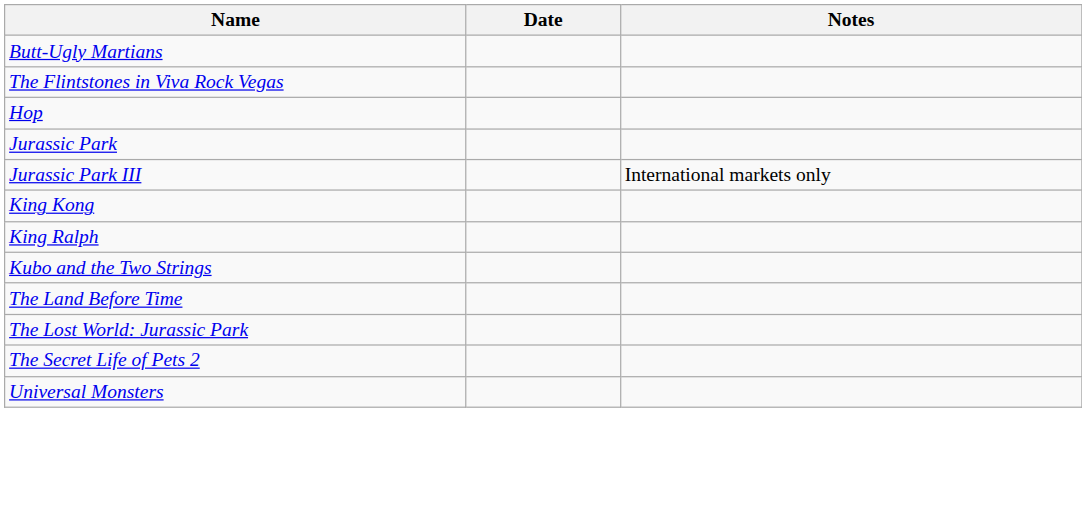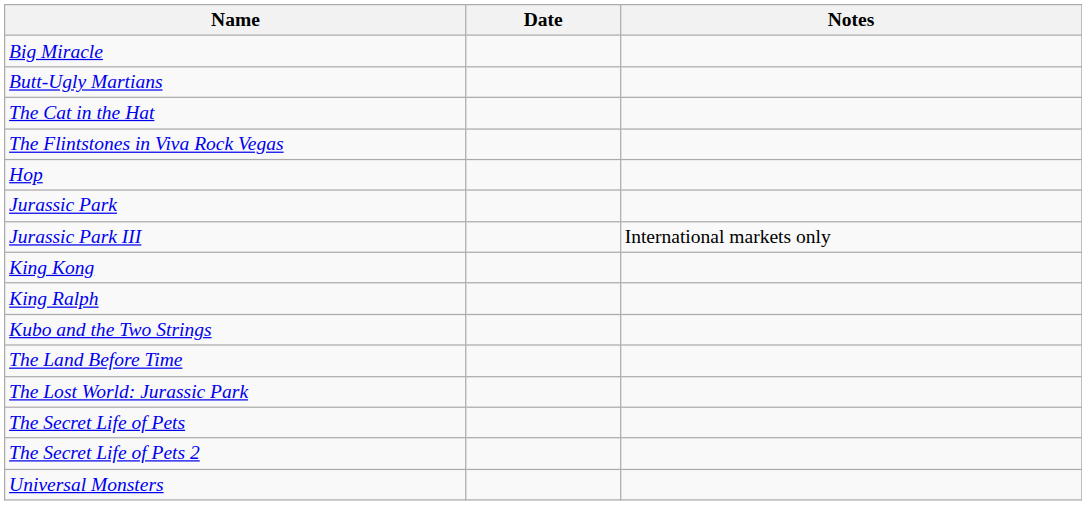+ row: (56, 50)
+ row: (82, 112)
+ row: (97, 422)
